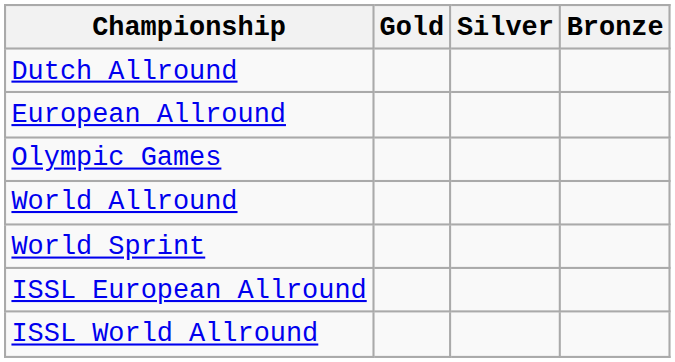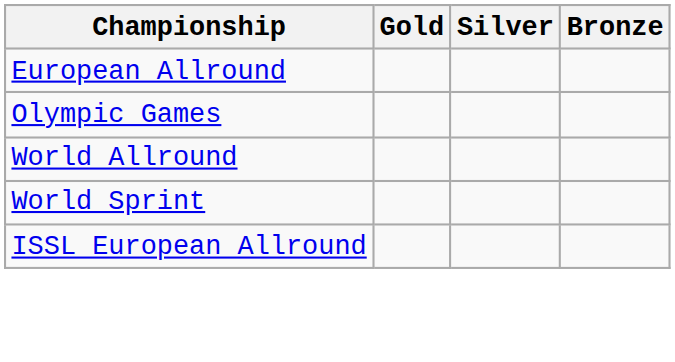- row: (124, 71)
- row: (165, 334)
